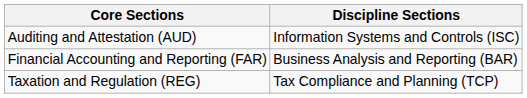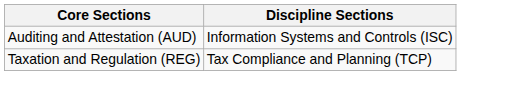- row: (137, 59)
